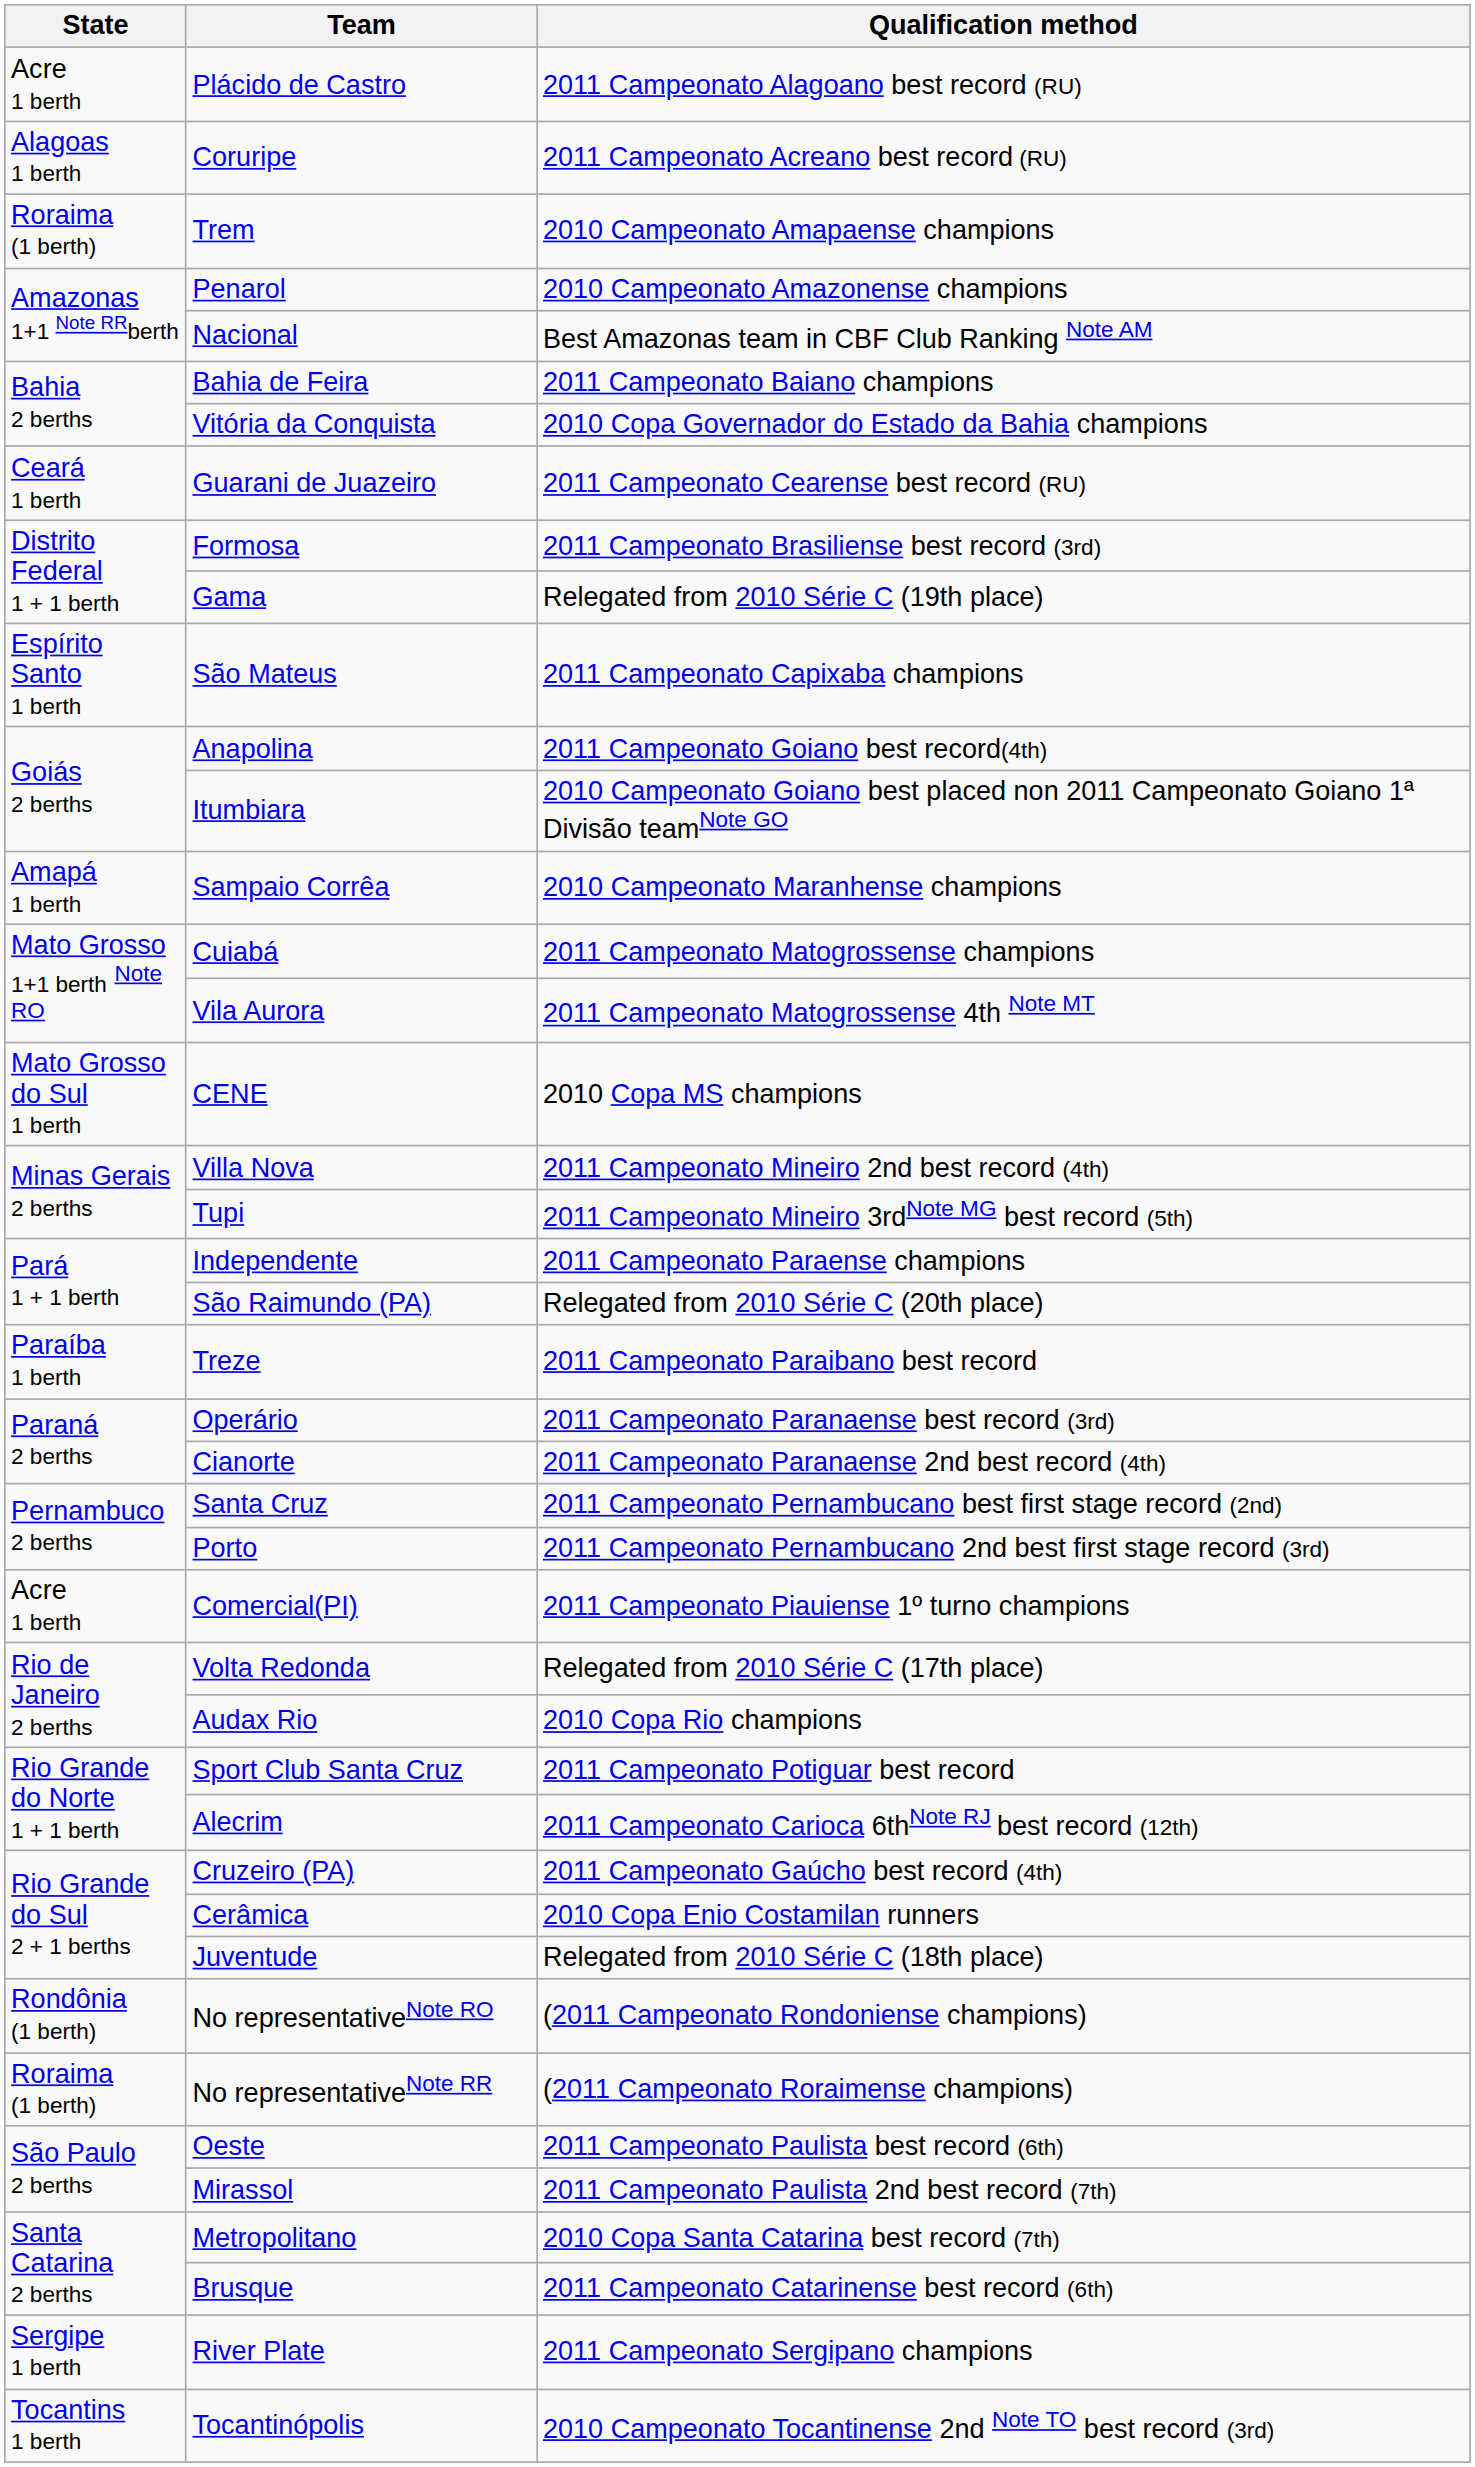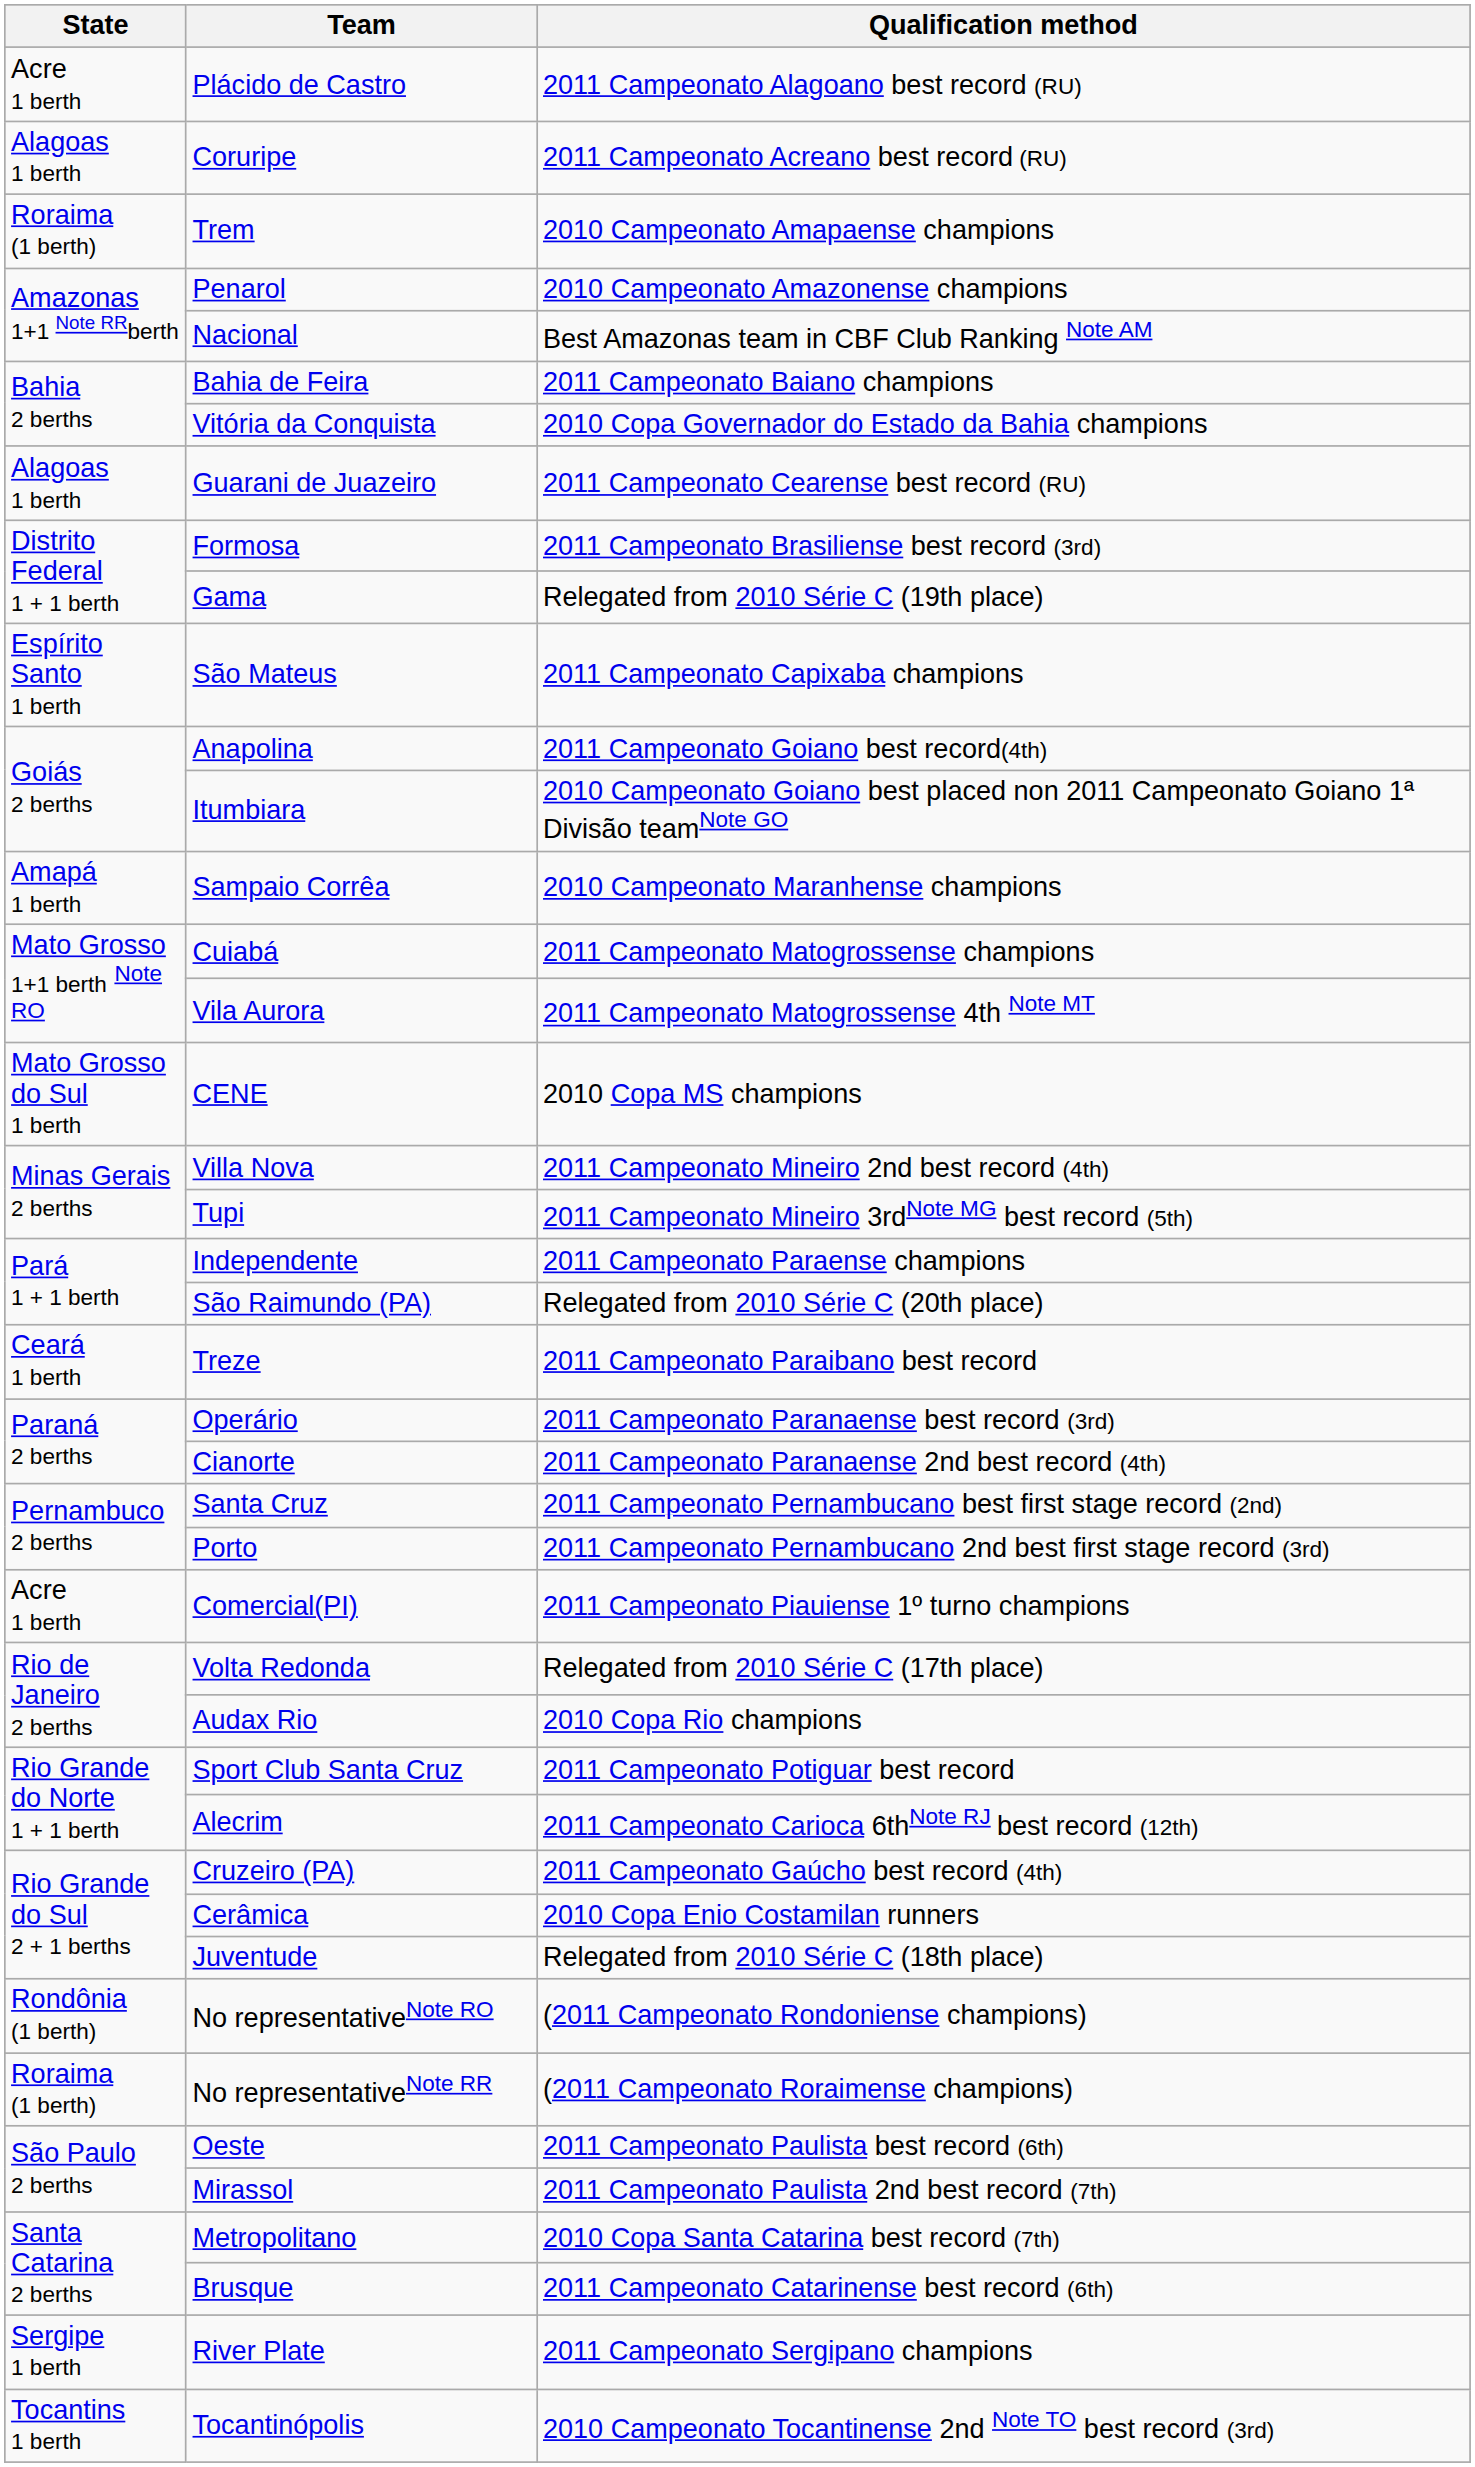(48, 482) Ceará 1 berth -> (60, 482) Alagoas 1 berth
(58, 1361) Paraíba 1 berth -> (48, 1361) Ceará 1 berth
